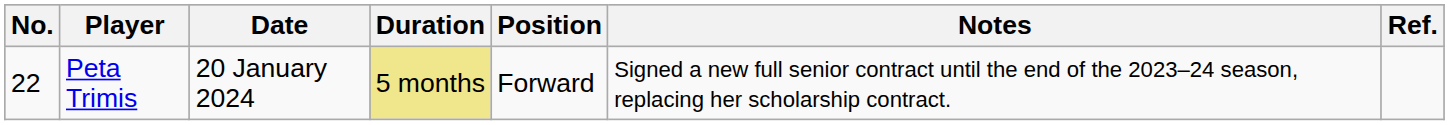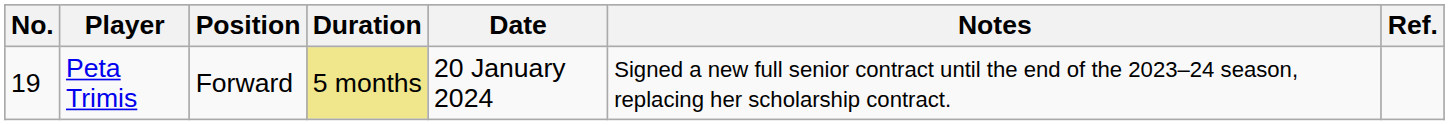columns swapped: (550, 25) <-> (280, 25)
(26, 82) 22 -> (26, 82) 19
